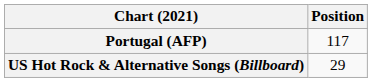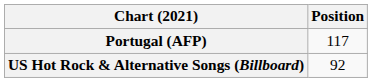(338, 65) 29 -> (338, 65) 92
